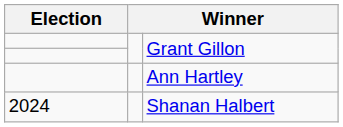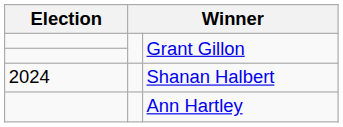rows swapped: (66, 78) <-> (29, 106)
